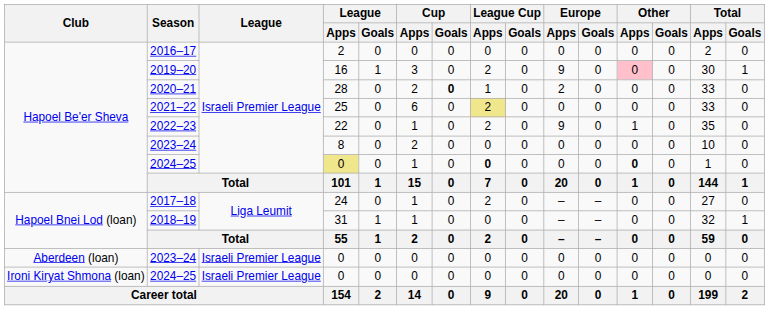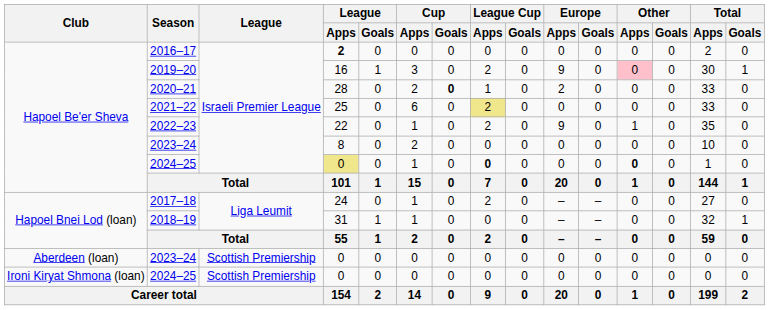(341, 51) normal -> (341, 51) bold
(261, 257) Israeli Premier League -> (261, 257) Scottish Premiership
(261, 276) Israeli Premier League -> (261, 276) Scottish Premiership
